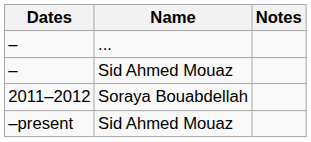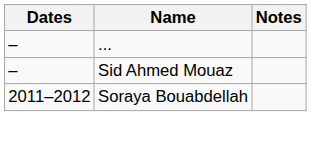- row: (41, 123)
